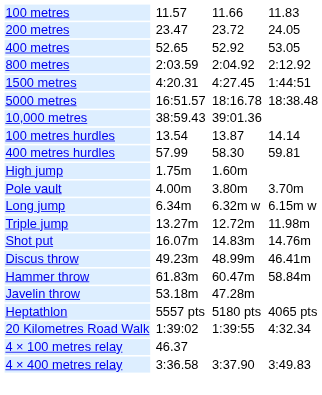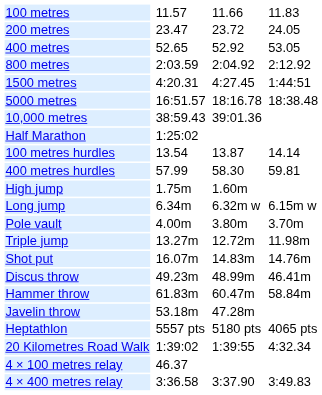+ row: (46, 135)
rows swapped: (34, 188) <-> (35, 206)
